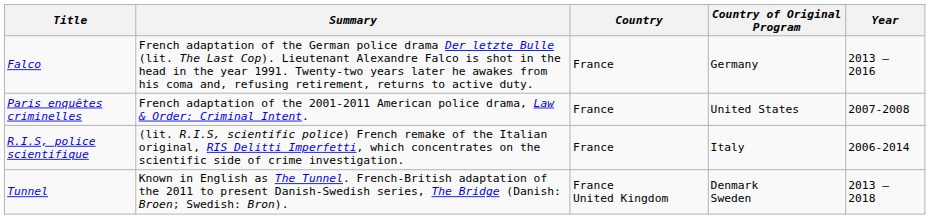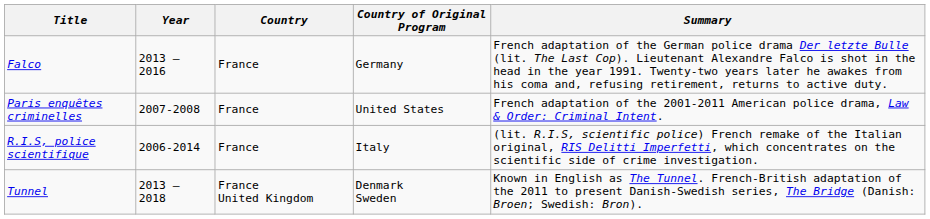columns swapped: (885, 20) <-> (353, 20)
